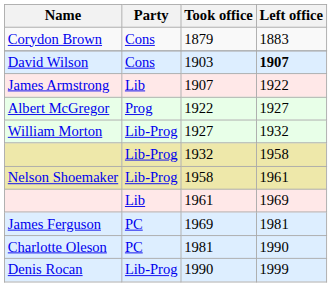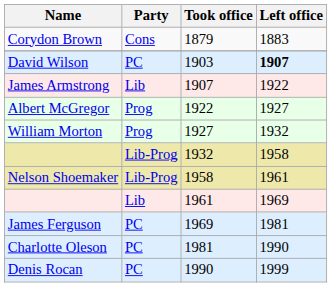(140, 62) Cons -> (134, 62) PC
(151, 131) Lib-Prog -> (139, 131) Prog
(151, 270) Lib-Prog -> (134, 270) PC
